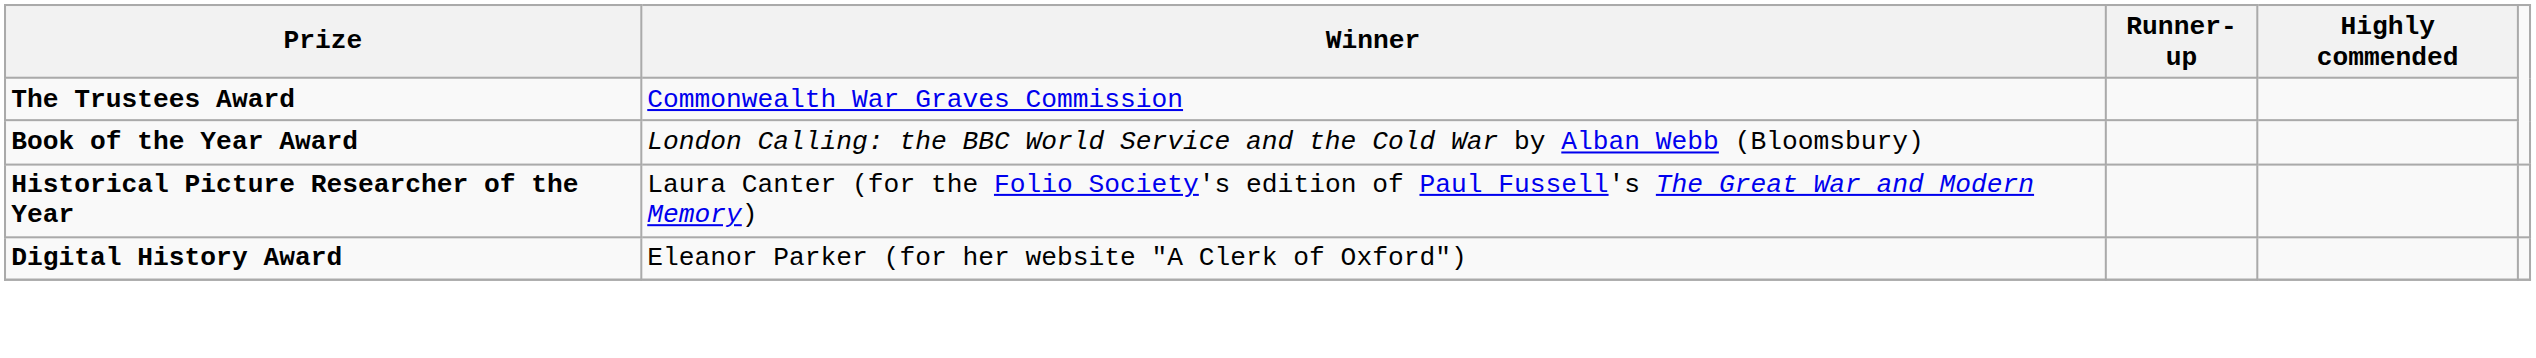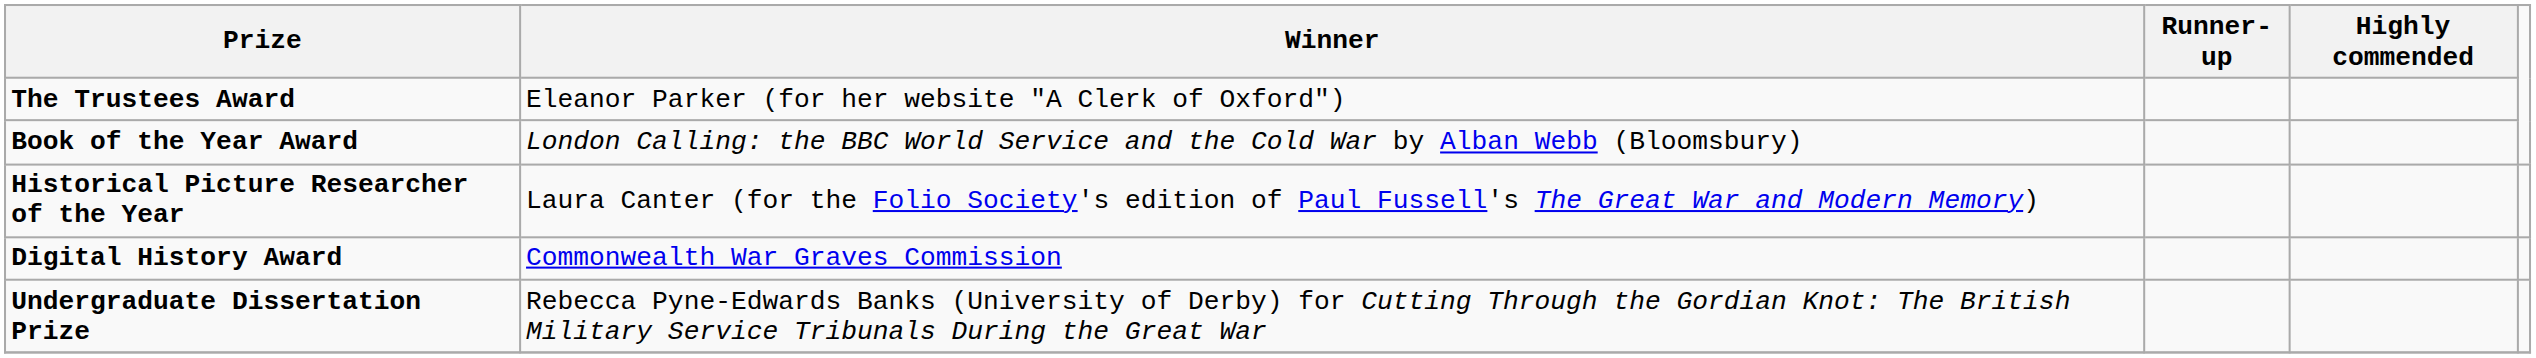(915, 100) Commonwealth War Graves Commission -> (936, 100) Eleanor Parker (for her website "A Clerk of Oxford")
(1057, 258) Eleanor Parker (for her website "A Clerk of Oxford") -> (794, 258) Commonwealth War Graves Commission
+ row: (216, 316)
